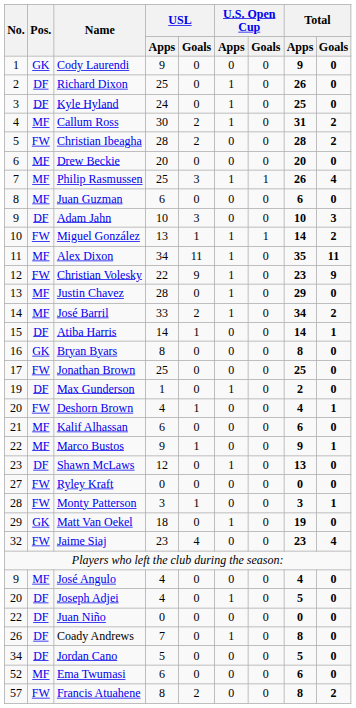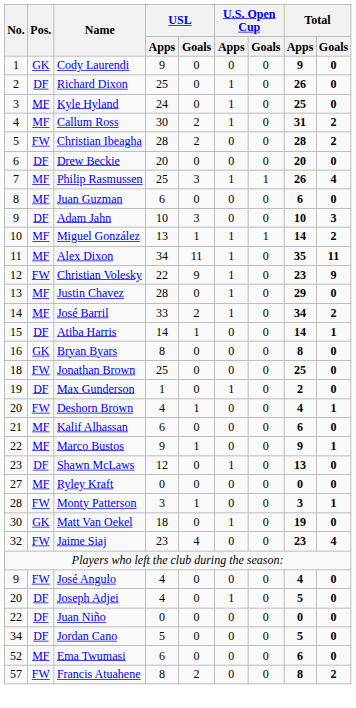(41, 103) DF -> (41, 103) MF
(41, 160) MF -> (41, 160) DF
(41, 236) FW -> (41, 236) MF
(16, 370) 17 -> (16, 370) 18
(41, 484) FW -> (41, 484) MF
(16, 522) 29 -> (16, 522) 30
(41, 579) MF -> (41, 579) FW
- row: (95, 636)
